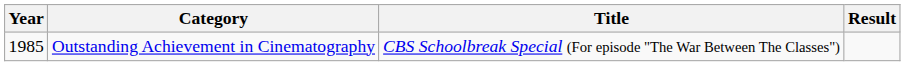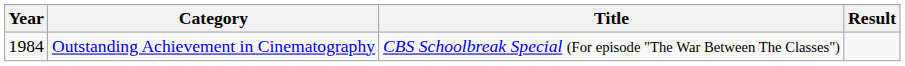(26, 46) 1985 -> (26, 46) 1984
